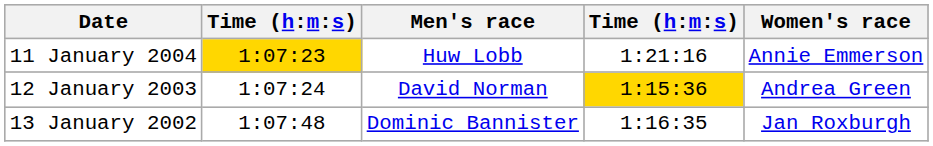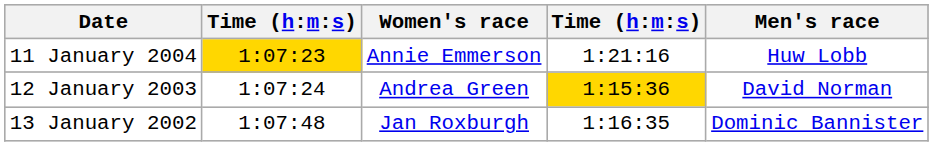columns swapped: (473, 22) <-> (836, 22)
